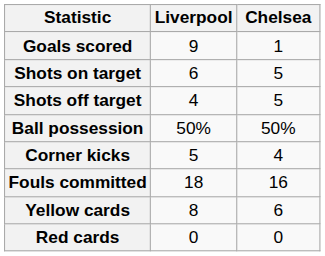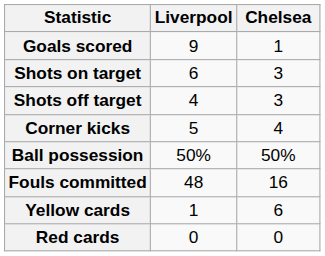(278, 73) 5 -> (278, 73) 3
(278, 100) 5 -> (278, 100) 3
rows swapped: (78, 127) <-> (78, 155)
(194, 182) 18 -> (194, 182) 48
(194, 210) 8 -> (194, 210) 1
